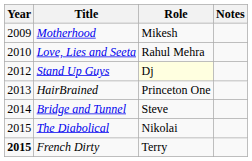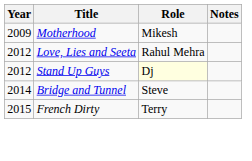(19, 52) 2010 -> (19, 52) 2012
- row: (67, 90)
- row: (73, 128)
(19, 147) bold -> (19, 109) normal
